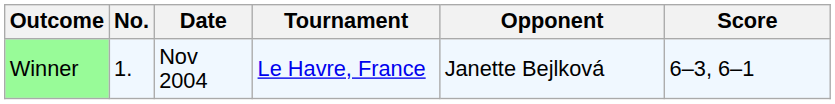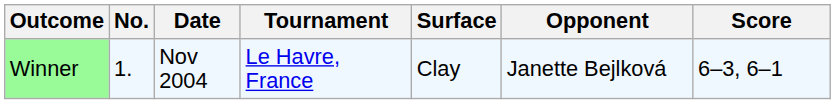+ column: (457, 21)
